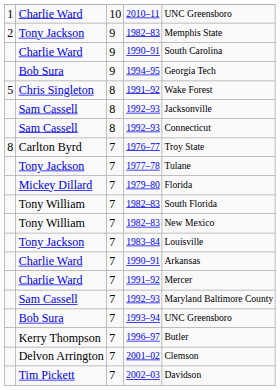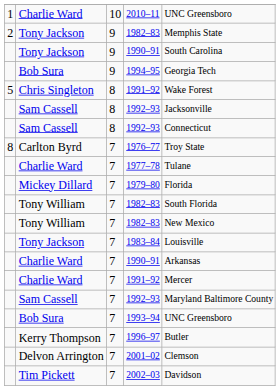(51, 52) Charlie Ward -> (51, 52) Tony Jackson
(51, 166) Tony Jackson -> (51, 166) Charlie Ward
